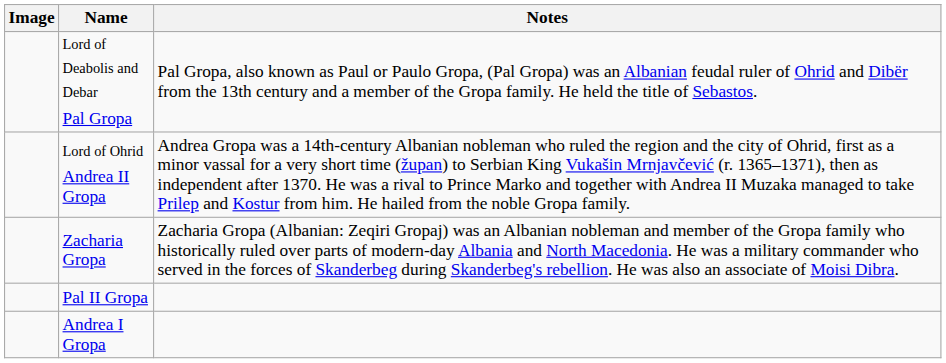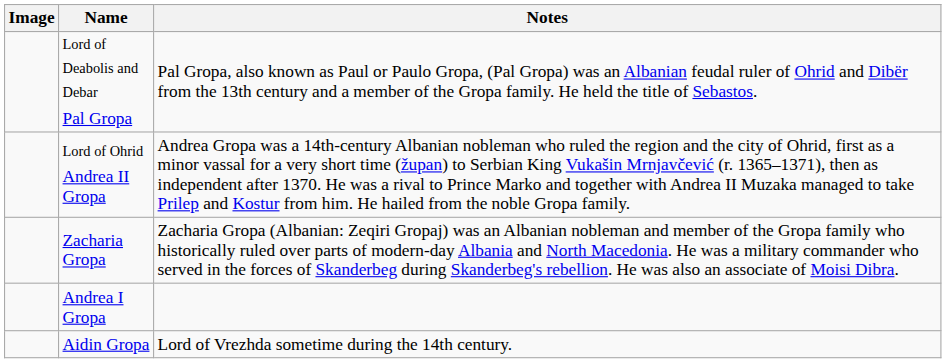- row: (105, 297)
+ row: (106, 344)
